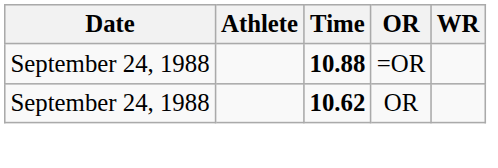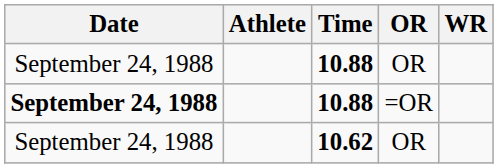+ row: (345, 63)
(110, 63) normal -> (114, 102) bold
